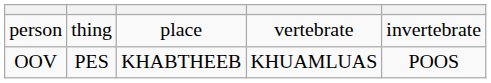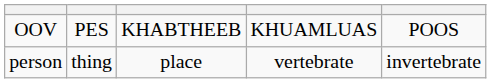rows swapped: (36, 30) <-> (36, 61)
